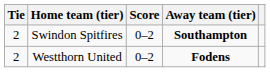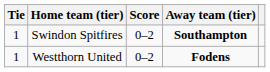(16, 35) 2 -> (16, 35) 1
(16, 56) 2 -> (16, 56) 1
